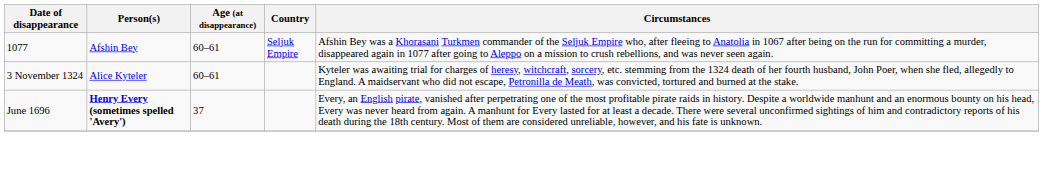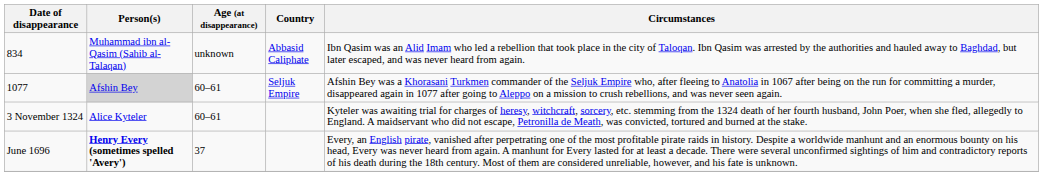+ row: (15, 53)
(114, 47) no background -> (114, 87) lightgrey background
